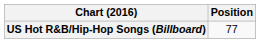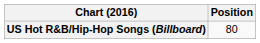(232, 30) 77 -> (232, 30) 80
